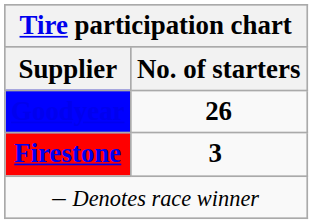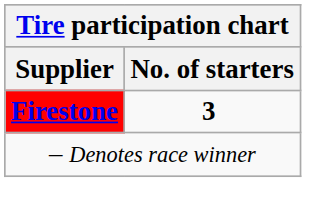- row: (68, 111)
